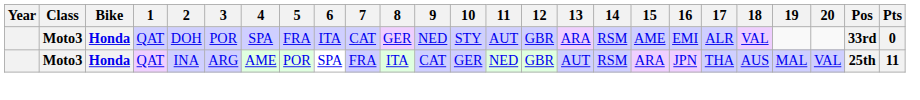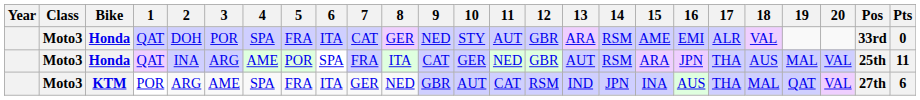+ row: (109, 83)
